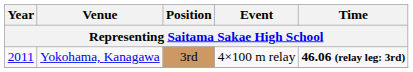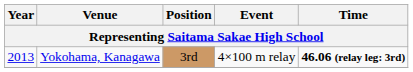(21, 57) 2011 -> (21, 57) 2013
